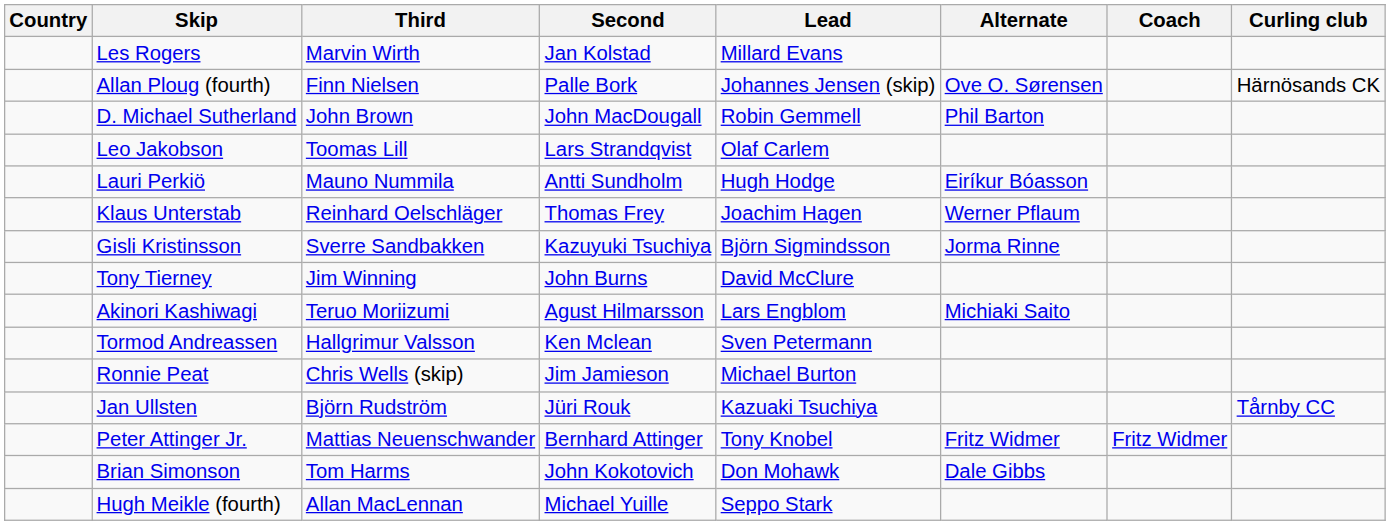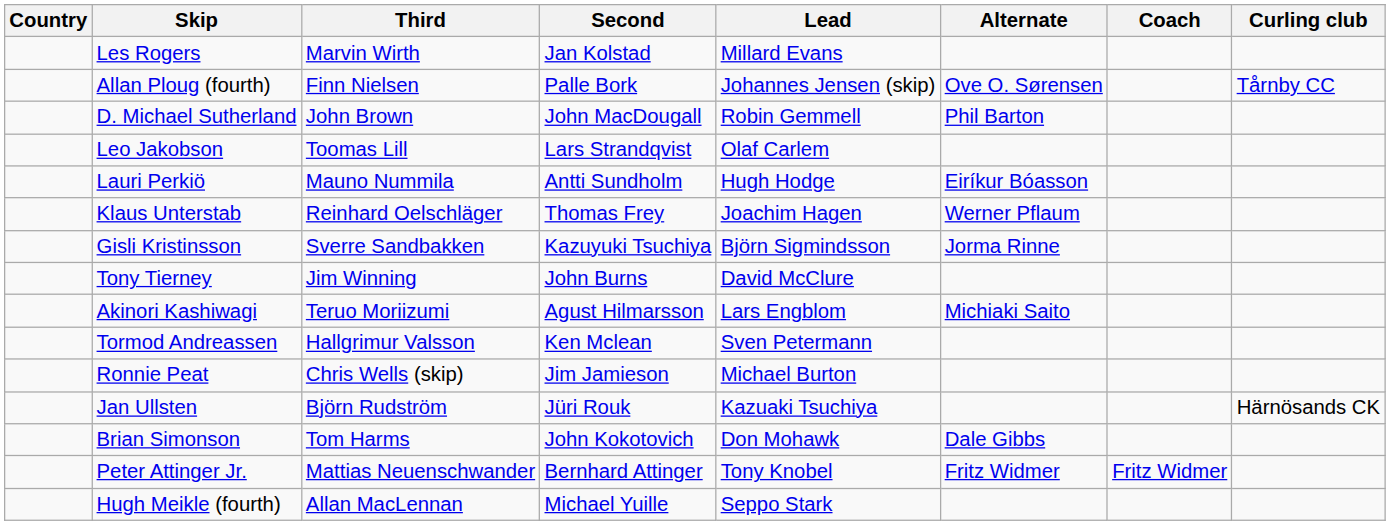(1308, 85) Härnösands CK -> (1286, 85) Tårnby CC
(1286, 407) Tårnby CC -> (1308, 407) Härnösands CK
rows swapped: (172, 439) <-> (168, 471)
